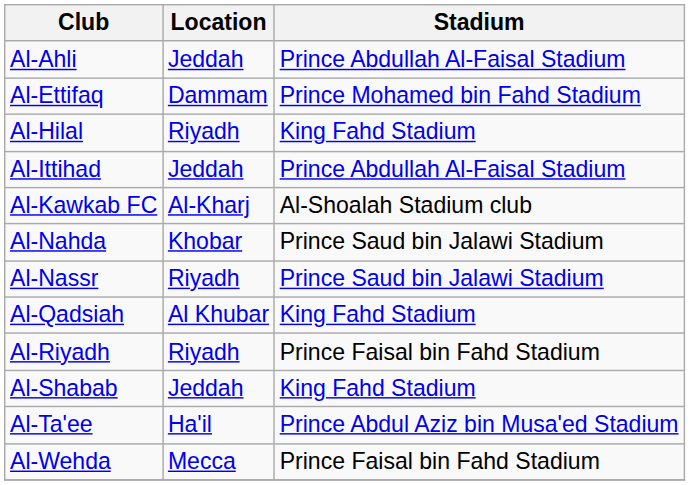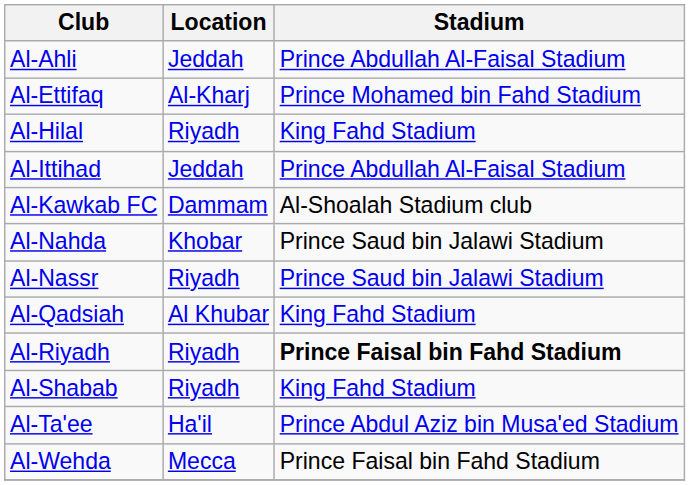(218, 95) Dammam -> (209, 95) Al-Kharj
(209, 205) Al-Kharj -> (218, 205) Dammam
(440, 351) normal -> (451, 351) bold
(206, 388) Jeddah -> (204, 388) Riyadh
